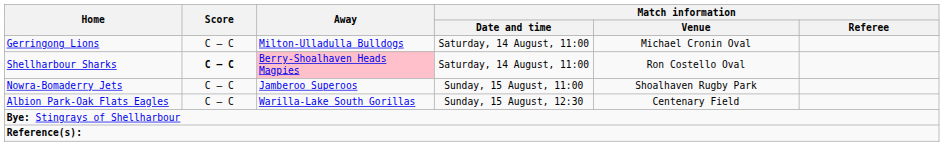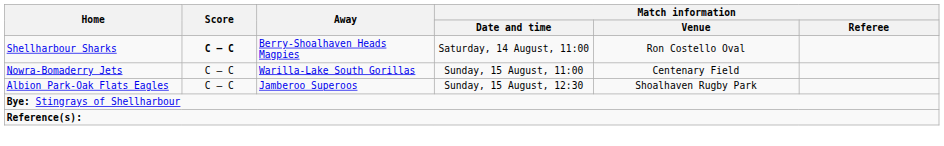- row: (53, 44)
(323, 65) pink background -> (323, 49) no background
(308, 86) Jamberoo Superoos -> (337, 70) Warilla-Lake South Gorillas
(696, 86) Shoalhaven Rugby Park -> (696, 70) Centenary Field
(337, 102) Warilla-Lake South Gorillas -> (308, 86) Jamberoo Superoos
(696, 102) Centenary Field -> (696, 86) Shoalhaven Rugby Park
